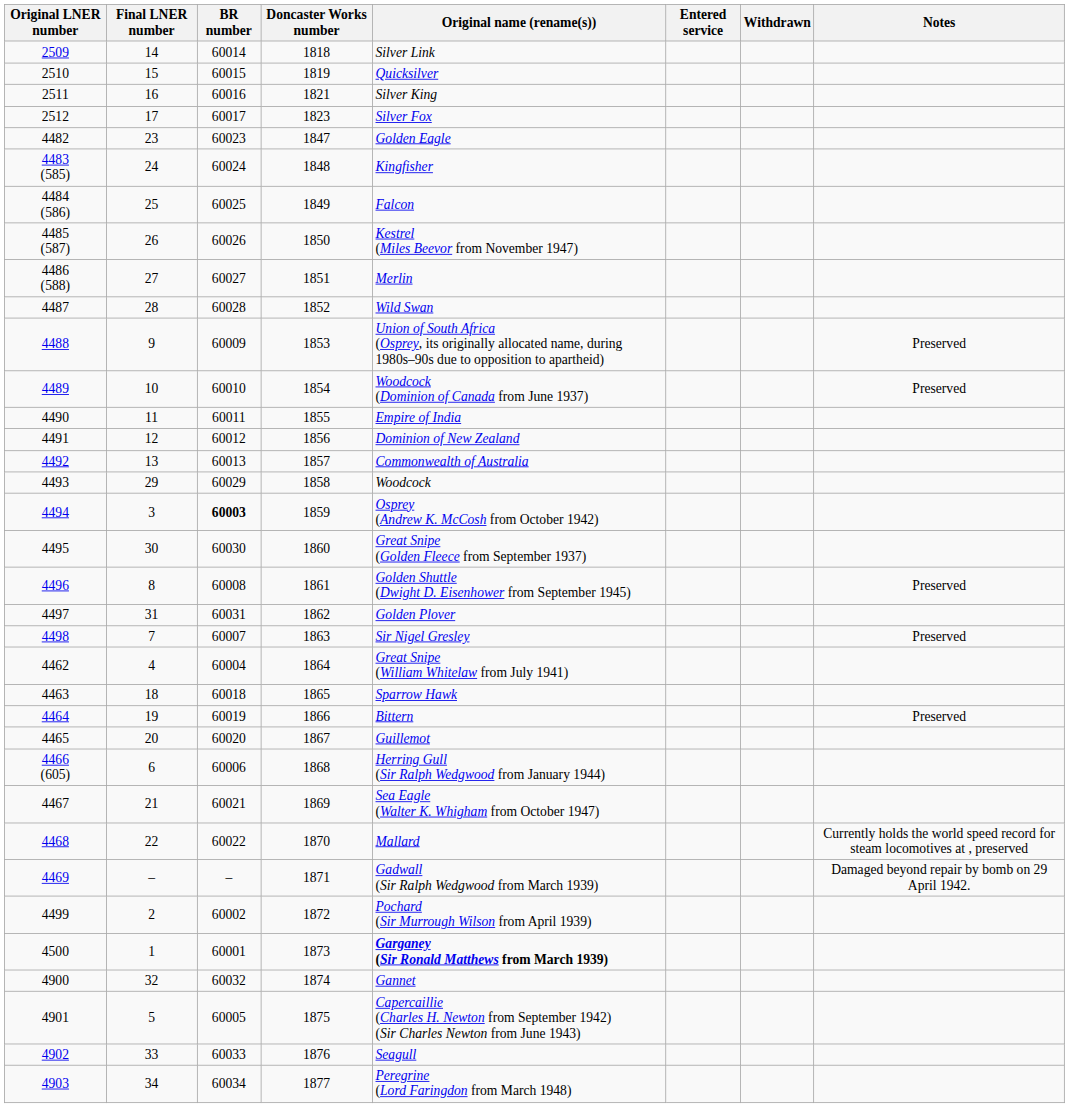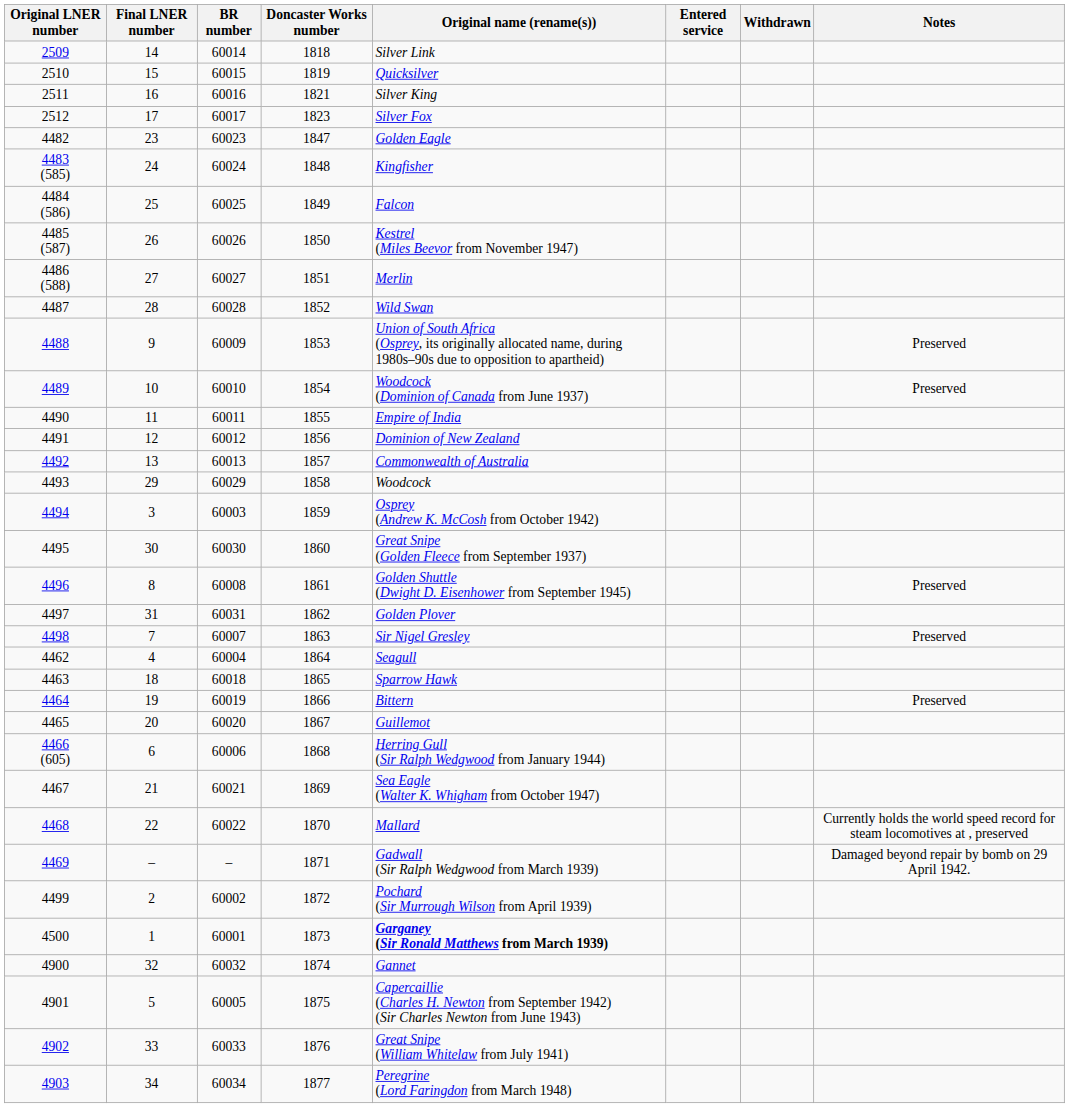(229, 512) bold -> (229, 512) normal
(472, 665) Great Snipe (William Whitelaw from July 1941) -> (396, 658) Seagull
(396, 1054) Seagull -> (472, 1046) Great Snipe (William Whitelaw from July 1941)
